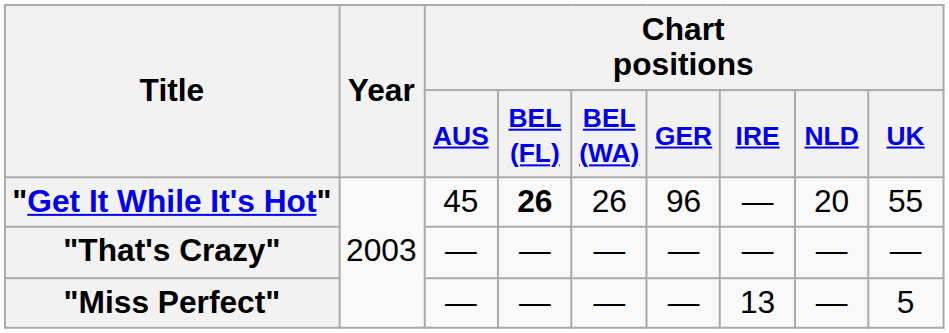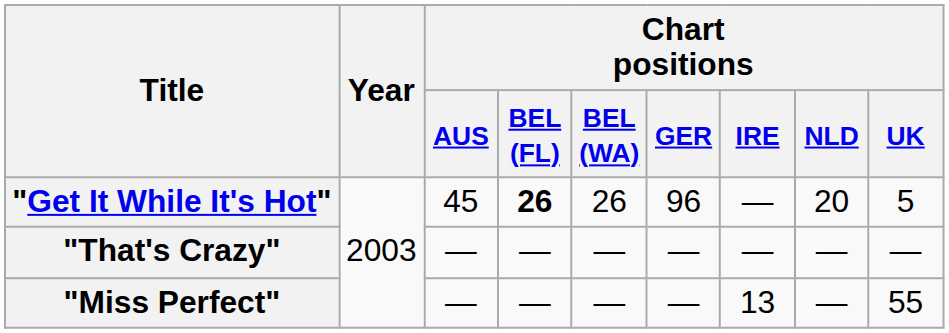(906, 201) 55 -> (906, 201) 5
(906, 301) 5 -> (906, 301) 55
